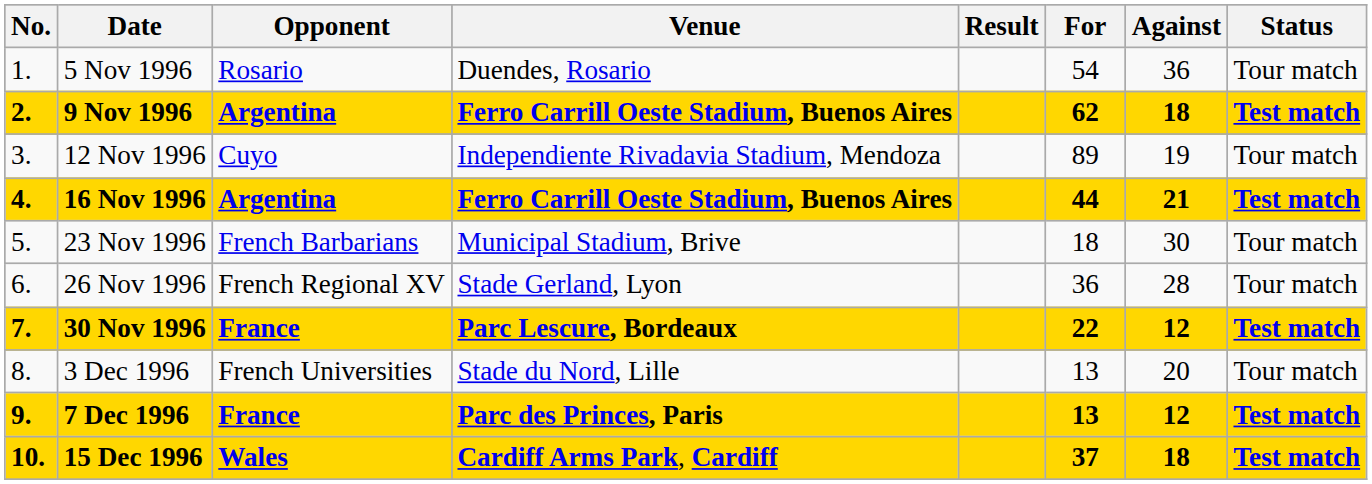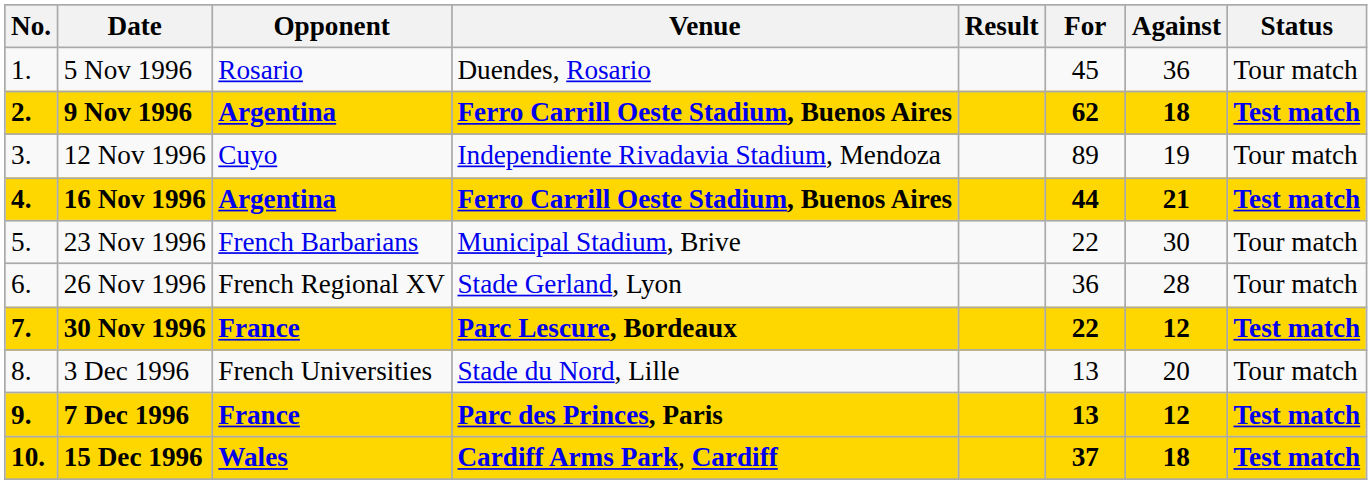(1085, 69) 54 -> (1085, 69) 45
(1085, 241) 18 -> (1085, 241) 22
